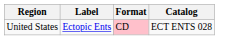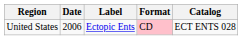+ column: (72, 12)
